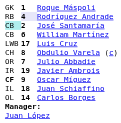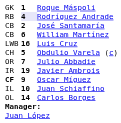(9, 25) paleturquoise background -> (9, 25) no background
(25, 43) 17 -> (25, 43) 16
(23, 52) 8 -> (23, 52) 5
(25, 88) 18 -> (25, 88) 10
